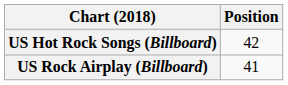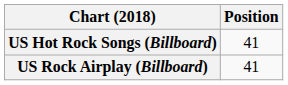(251, 42) 42 -> (251, 42) 41
